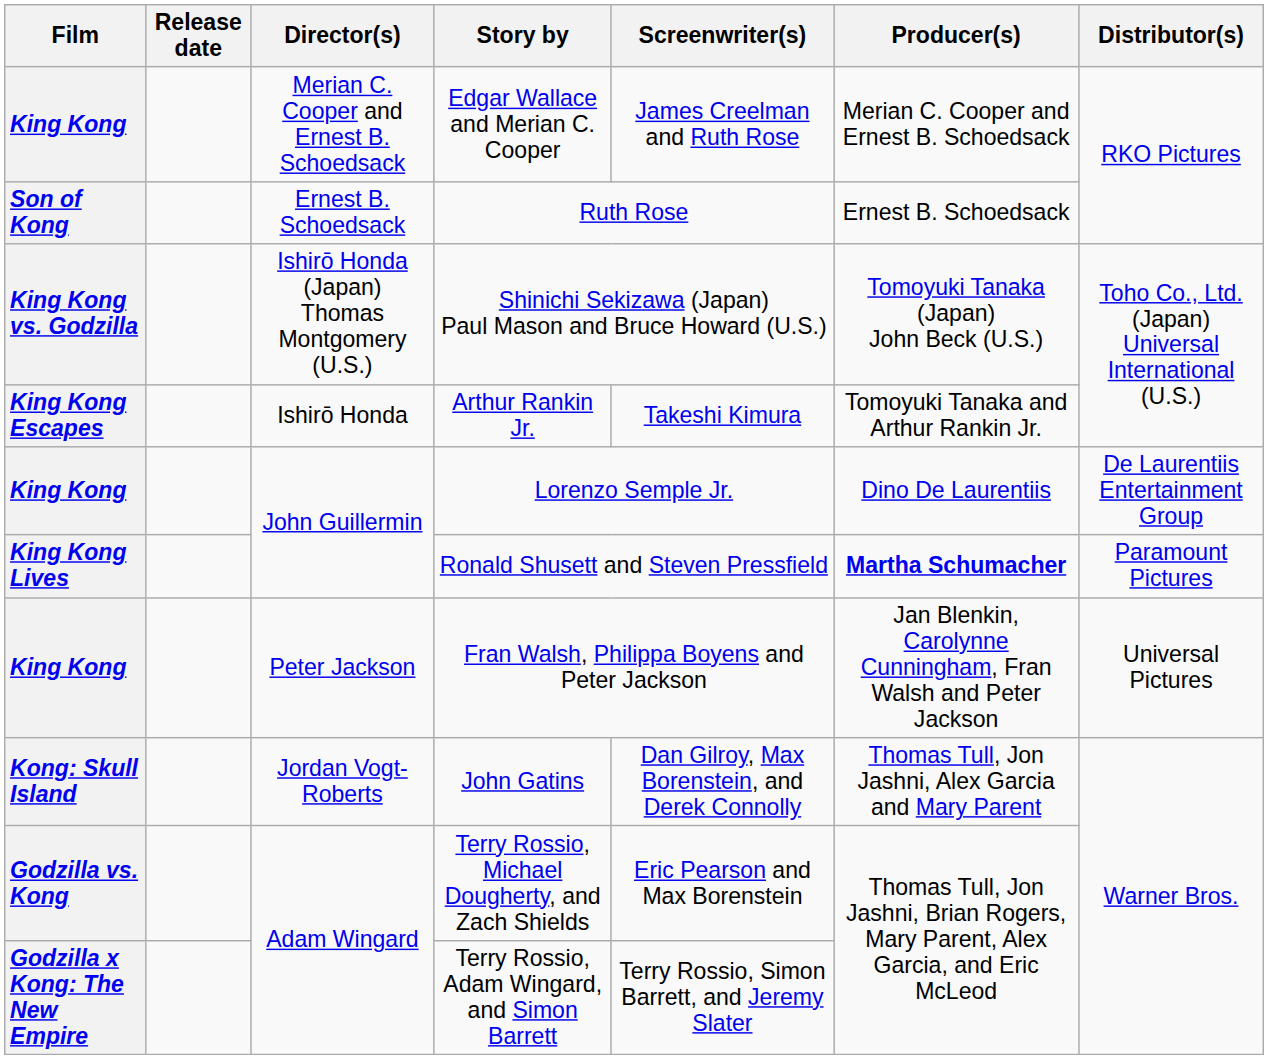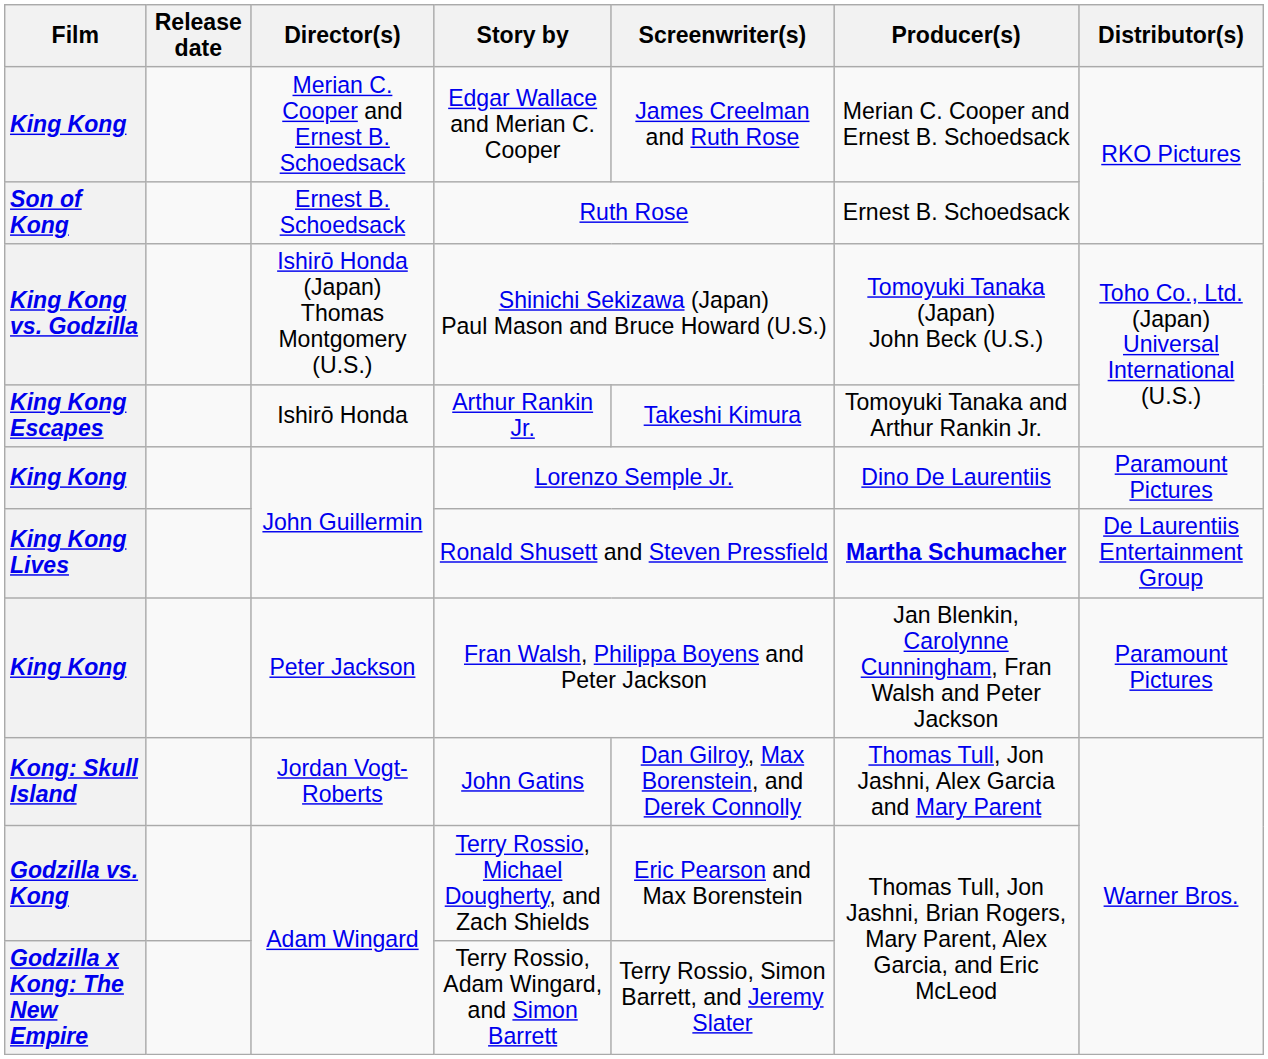(1171, 490) De Laurentiis Entertainment Group -> (1171, 477) Paramount Pictures
(1171, 566) Paramount Pictures -> (1171, 553) De Laurentiis Entertainment Group
(1171, 667) Universal Pictures -> (1171, 667) Paramount Pictures
